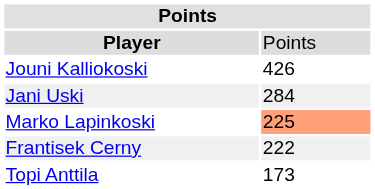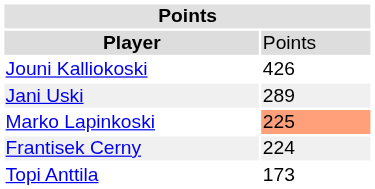(279, 95) 284 -> (279, 95) 289
(279, 148) 222 -> (279, 148) 224
